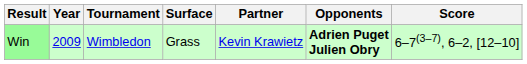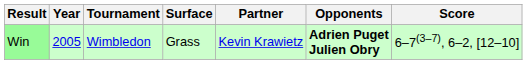(67, 42) 2009 -> (67, 42) 2005
